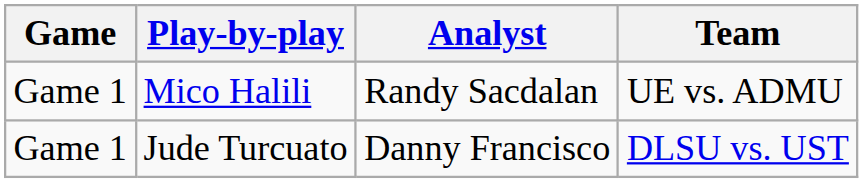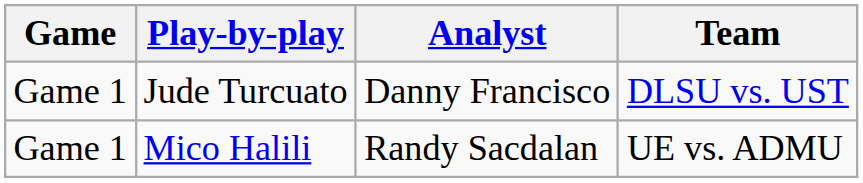rows swapped: (246, 147) <-> (227, 90)
